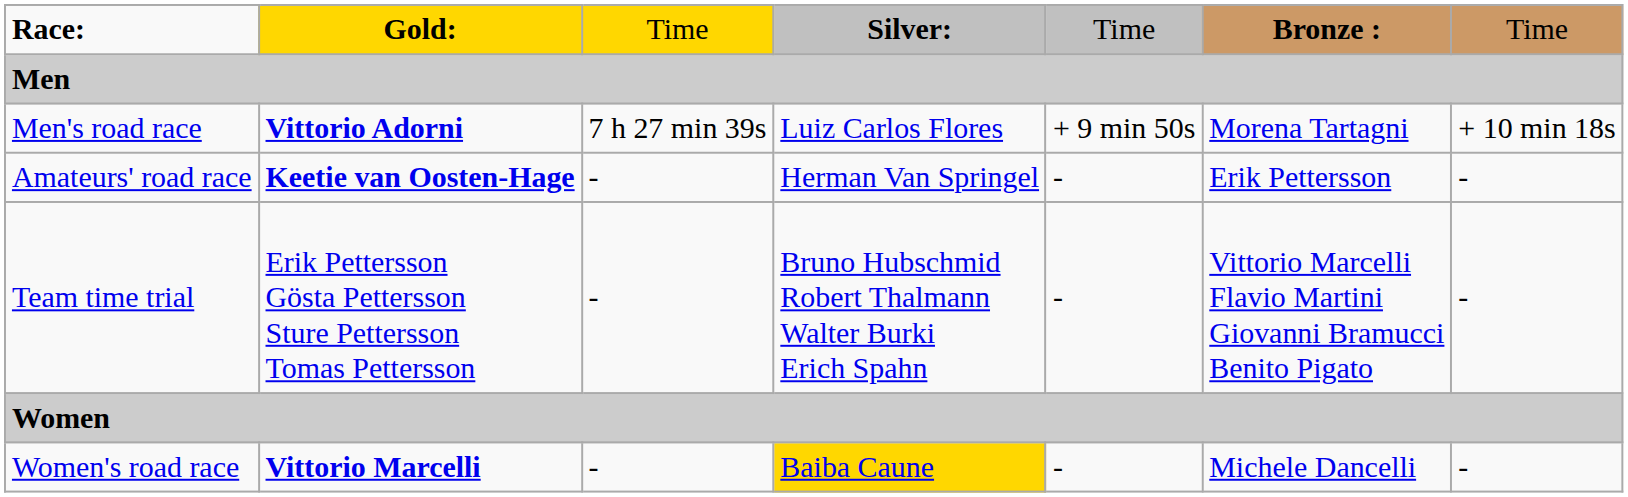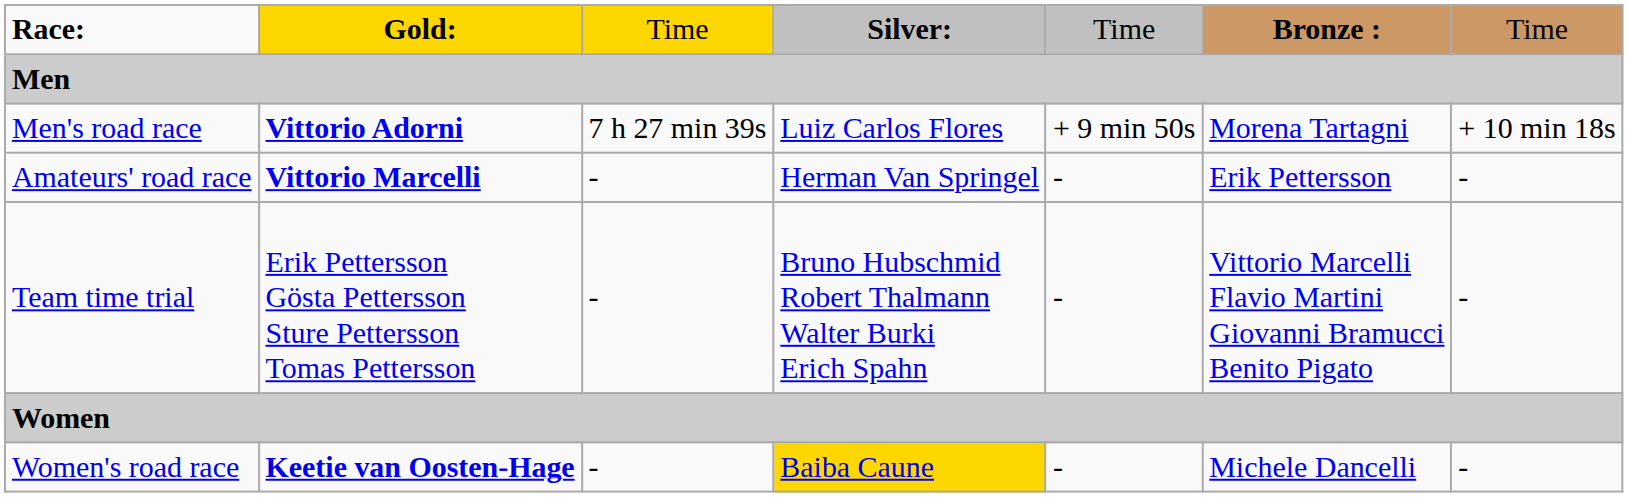(420, 177) Keetie van Oosten-Hage -> (373, 177) Vittorio Marcelli
(373, 467) Vittorio Marcelli -> (420, 467) Keetie van Oosten-Hage
